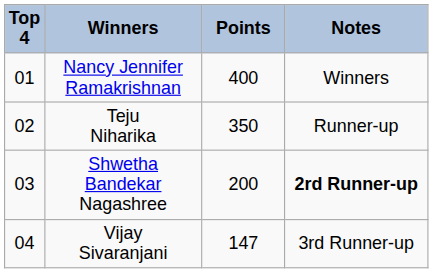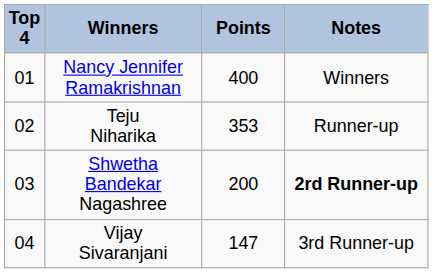(243, 125) 350 -> (243, 125) 353
